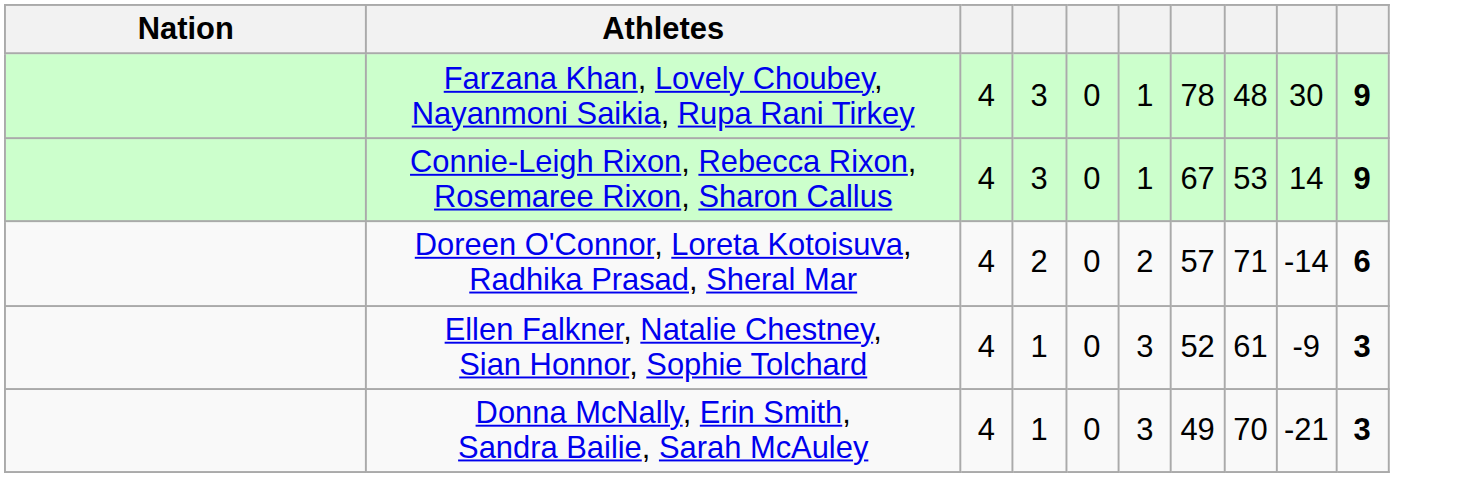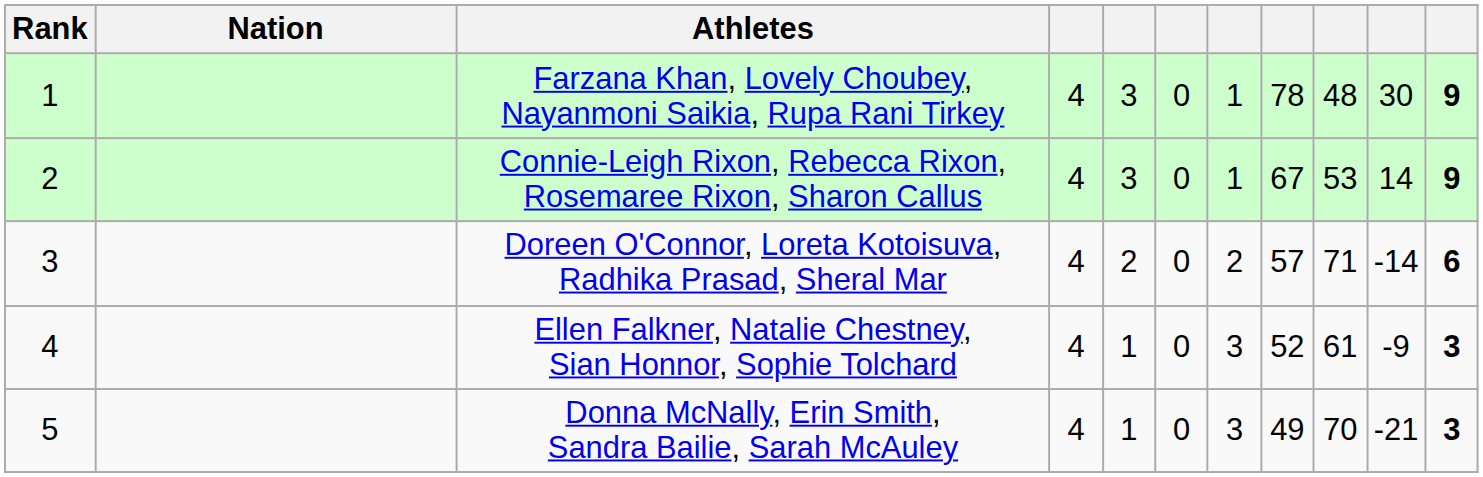+ column: (50, 28)
